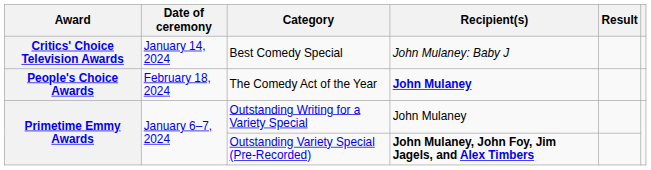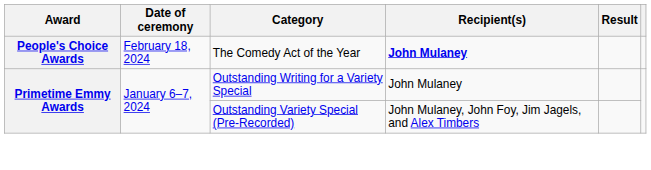- row: (286, 52)
(474, 148) bold -> (485, 116) normal
